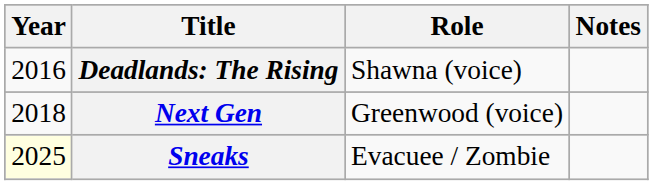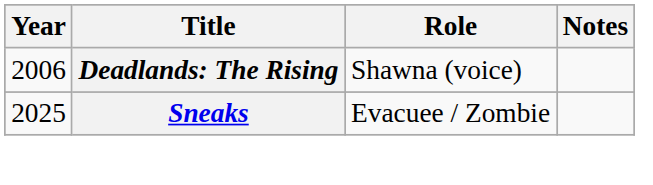(39, 69) 2016 -> (39, 69) 2006
- row: (208, 112)
(39, 156) lightyellow background -> (39, 112) no background
